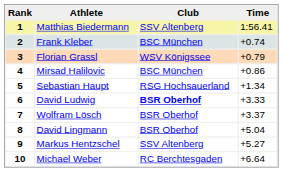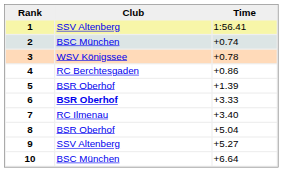- column: (86, 12)
(252, 56) +0.79 -> (226, 56) +0.78
(171, 71) BSC München -> (98, 71) RC Berchtesgaden
(185, 85) RSG Hochsauerland -> (86, 85) BSR Oberhof
(252, 85) +1.34 -> (226, 85) +1.39
(169, 115) BSR Oberhof -> (82, 115) RC Ilmenau
(252, 115) +3.37 -> (226, 115) +3.40
(181, 159) RC Berchtesgaden -> (88, 159) BSC München
